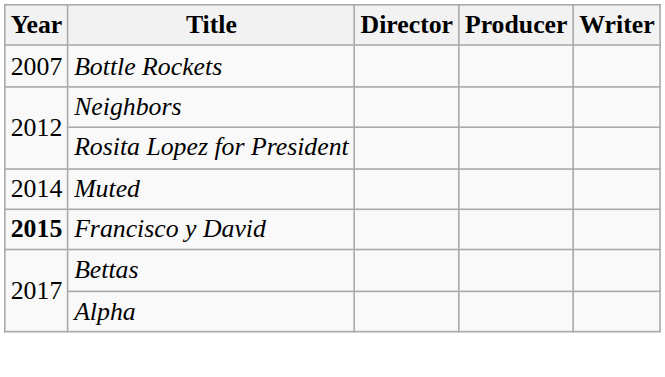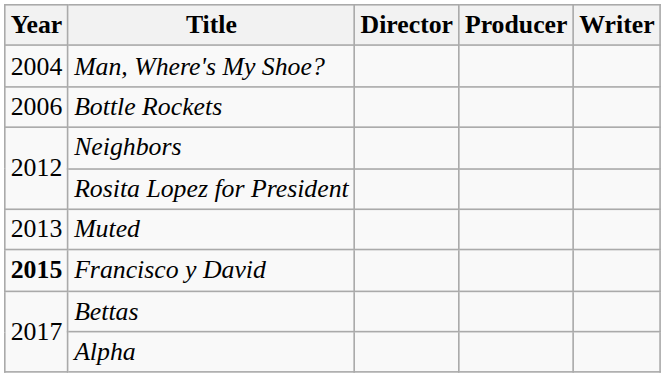+ row: (199, 65)
(37, 65) 2007 -> (37, 106) 2006
(37, 188) 2014 -> (37, 229) 2013
